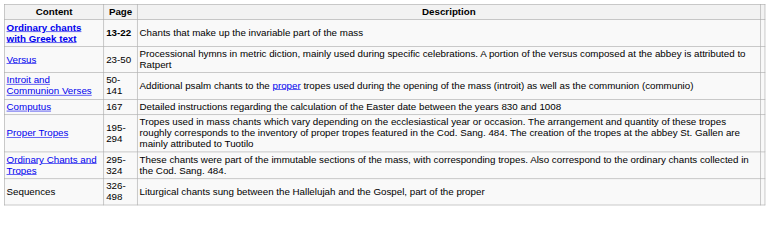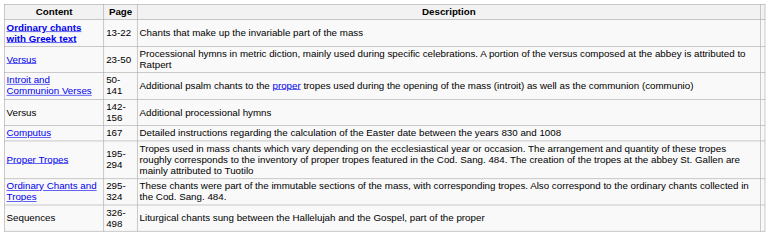(119, 33) bold -> (119, 33) normal
+ row: (205, 112)
